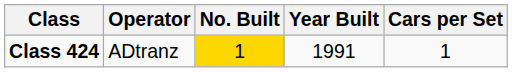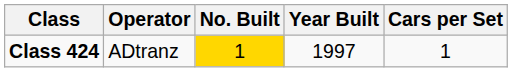(334, 50) 1991 -> (334, 50) 1997
